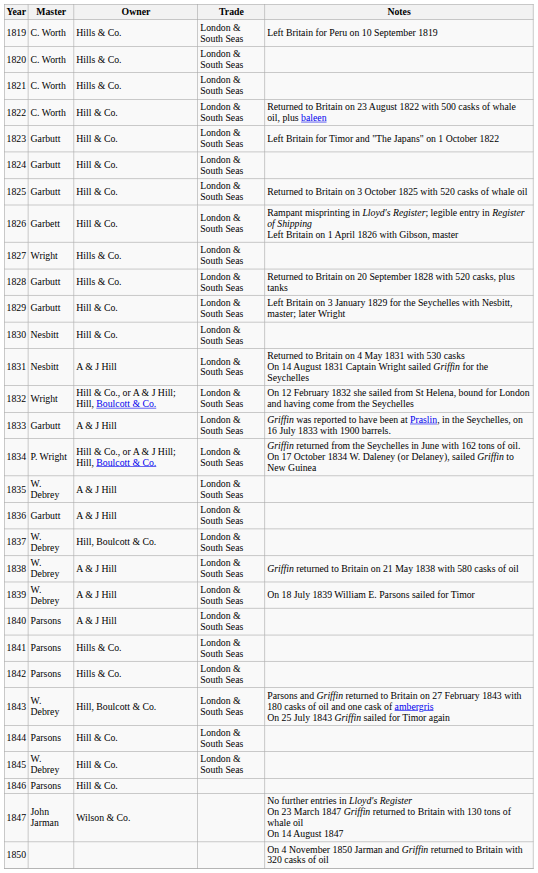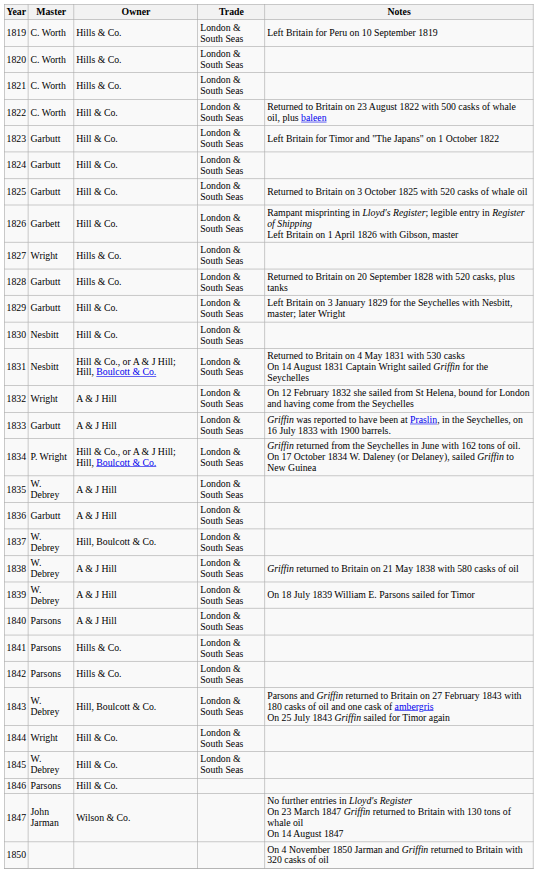(96, 367) A & J Hill -> (126, 367) Hill & Co., or A & J Hill; Hill, Boulcott & Co.
(126, 399) Hill & Co., or A & J Hill; Hill, Boulcott & Co. -> (96, 399) A & J Hill
(46, 738) Parsons -> (44, 738) Wright
